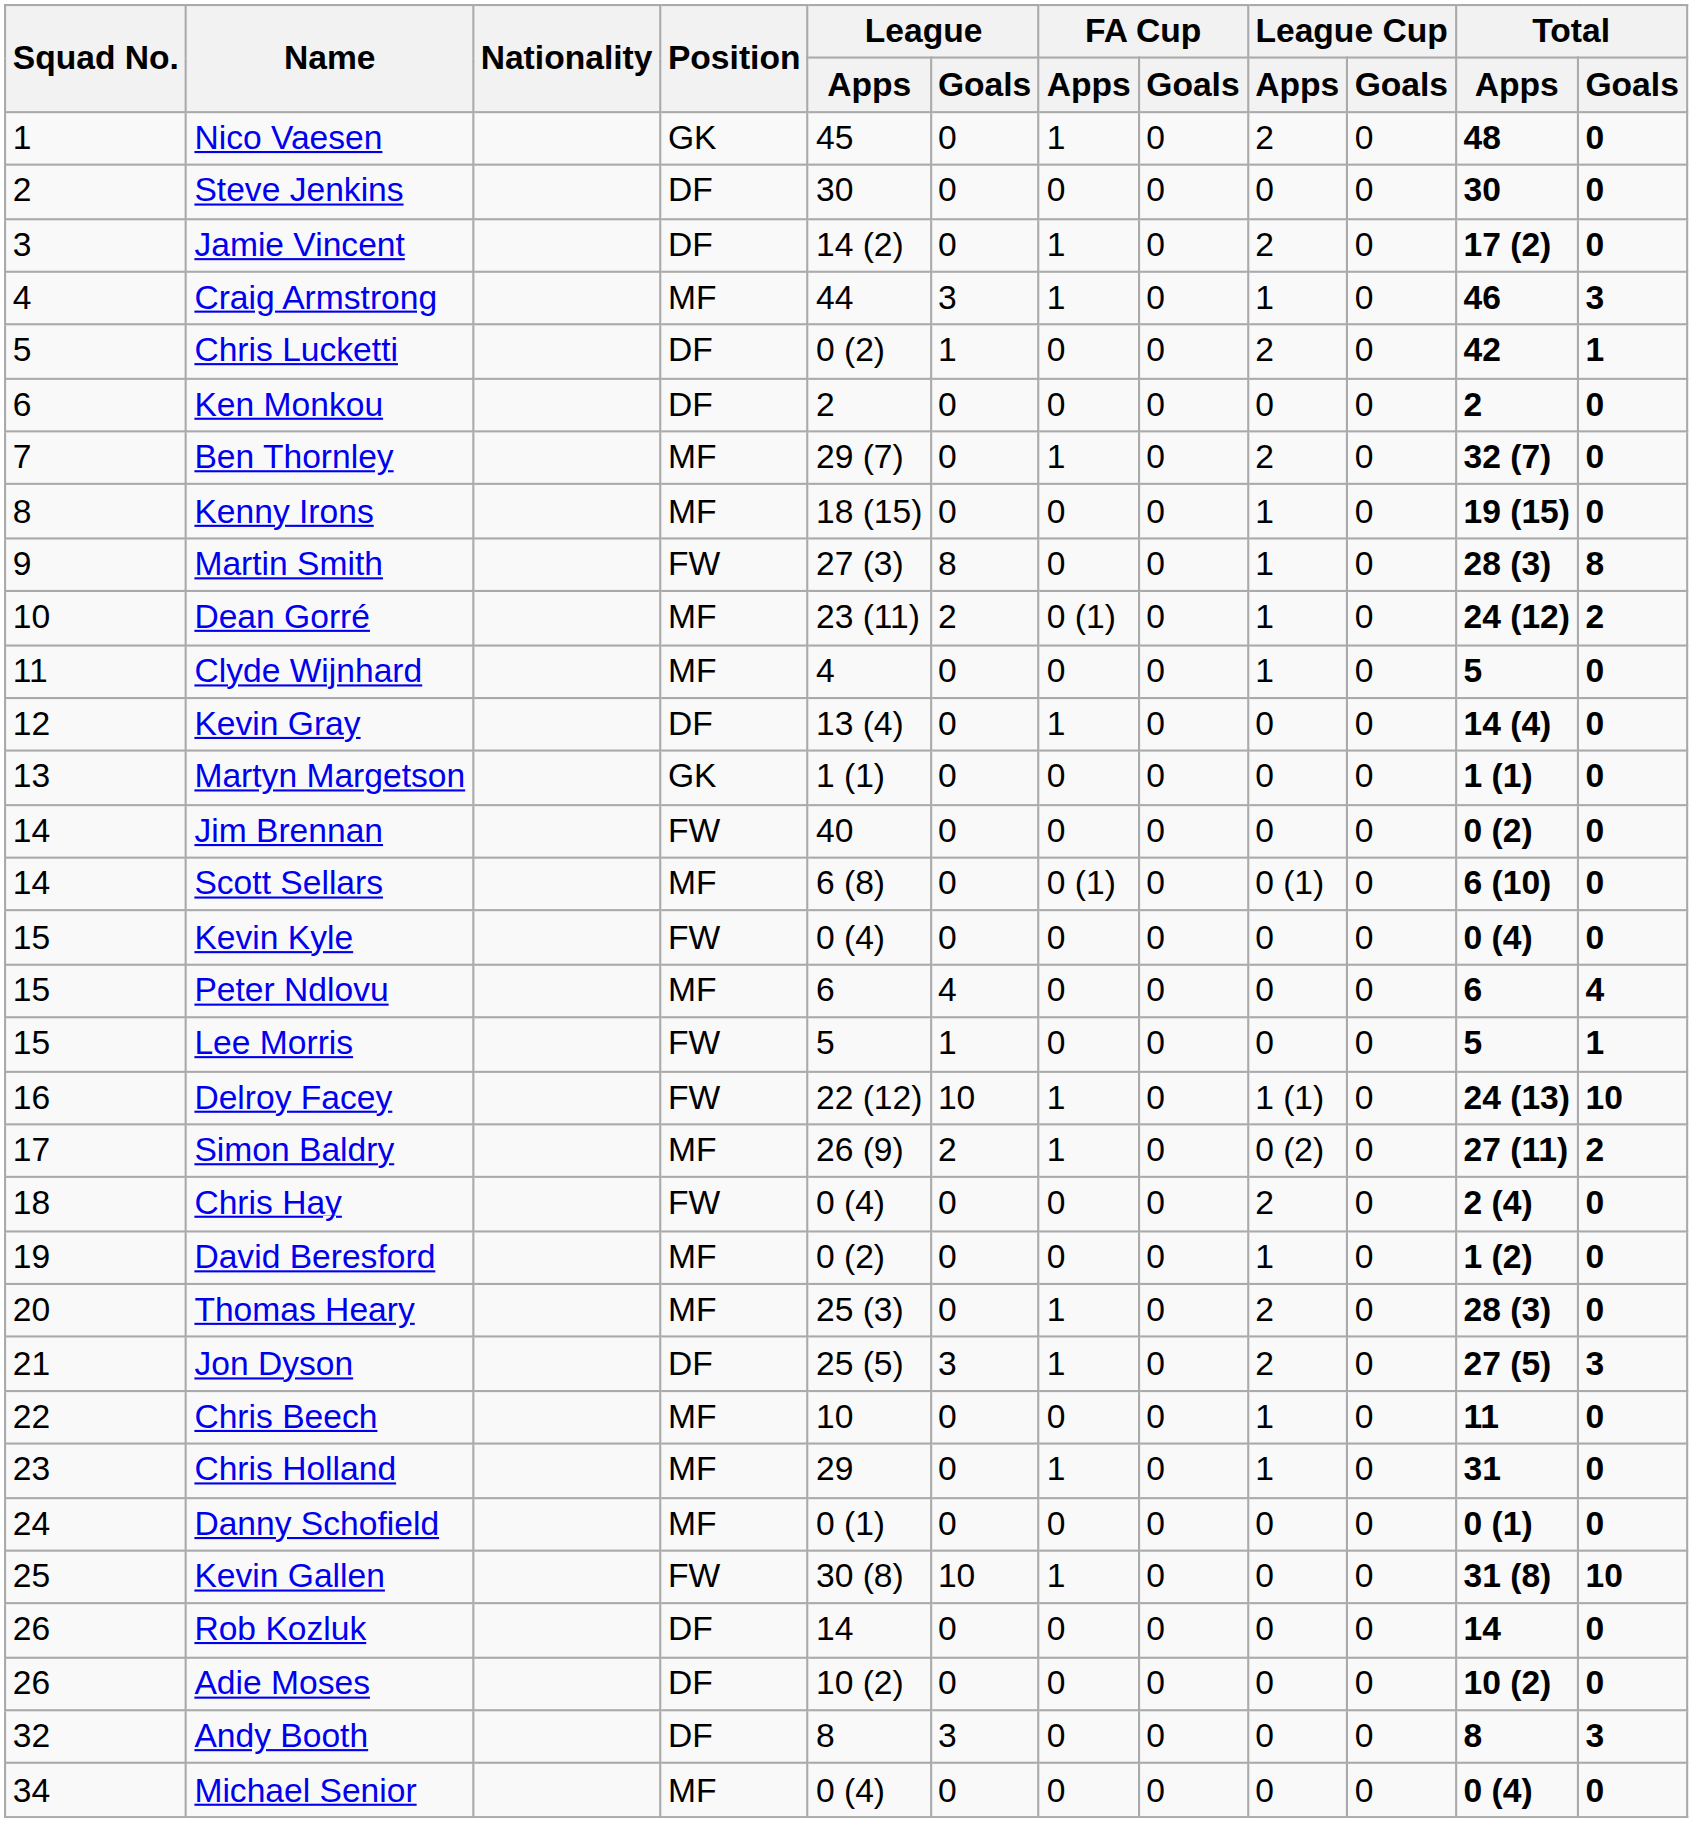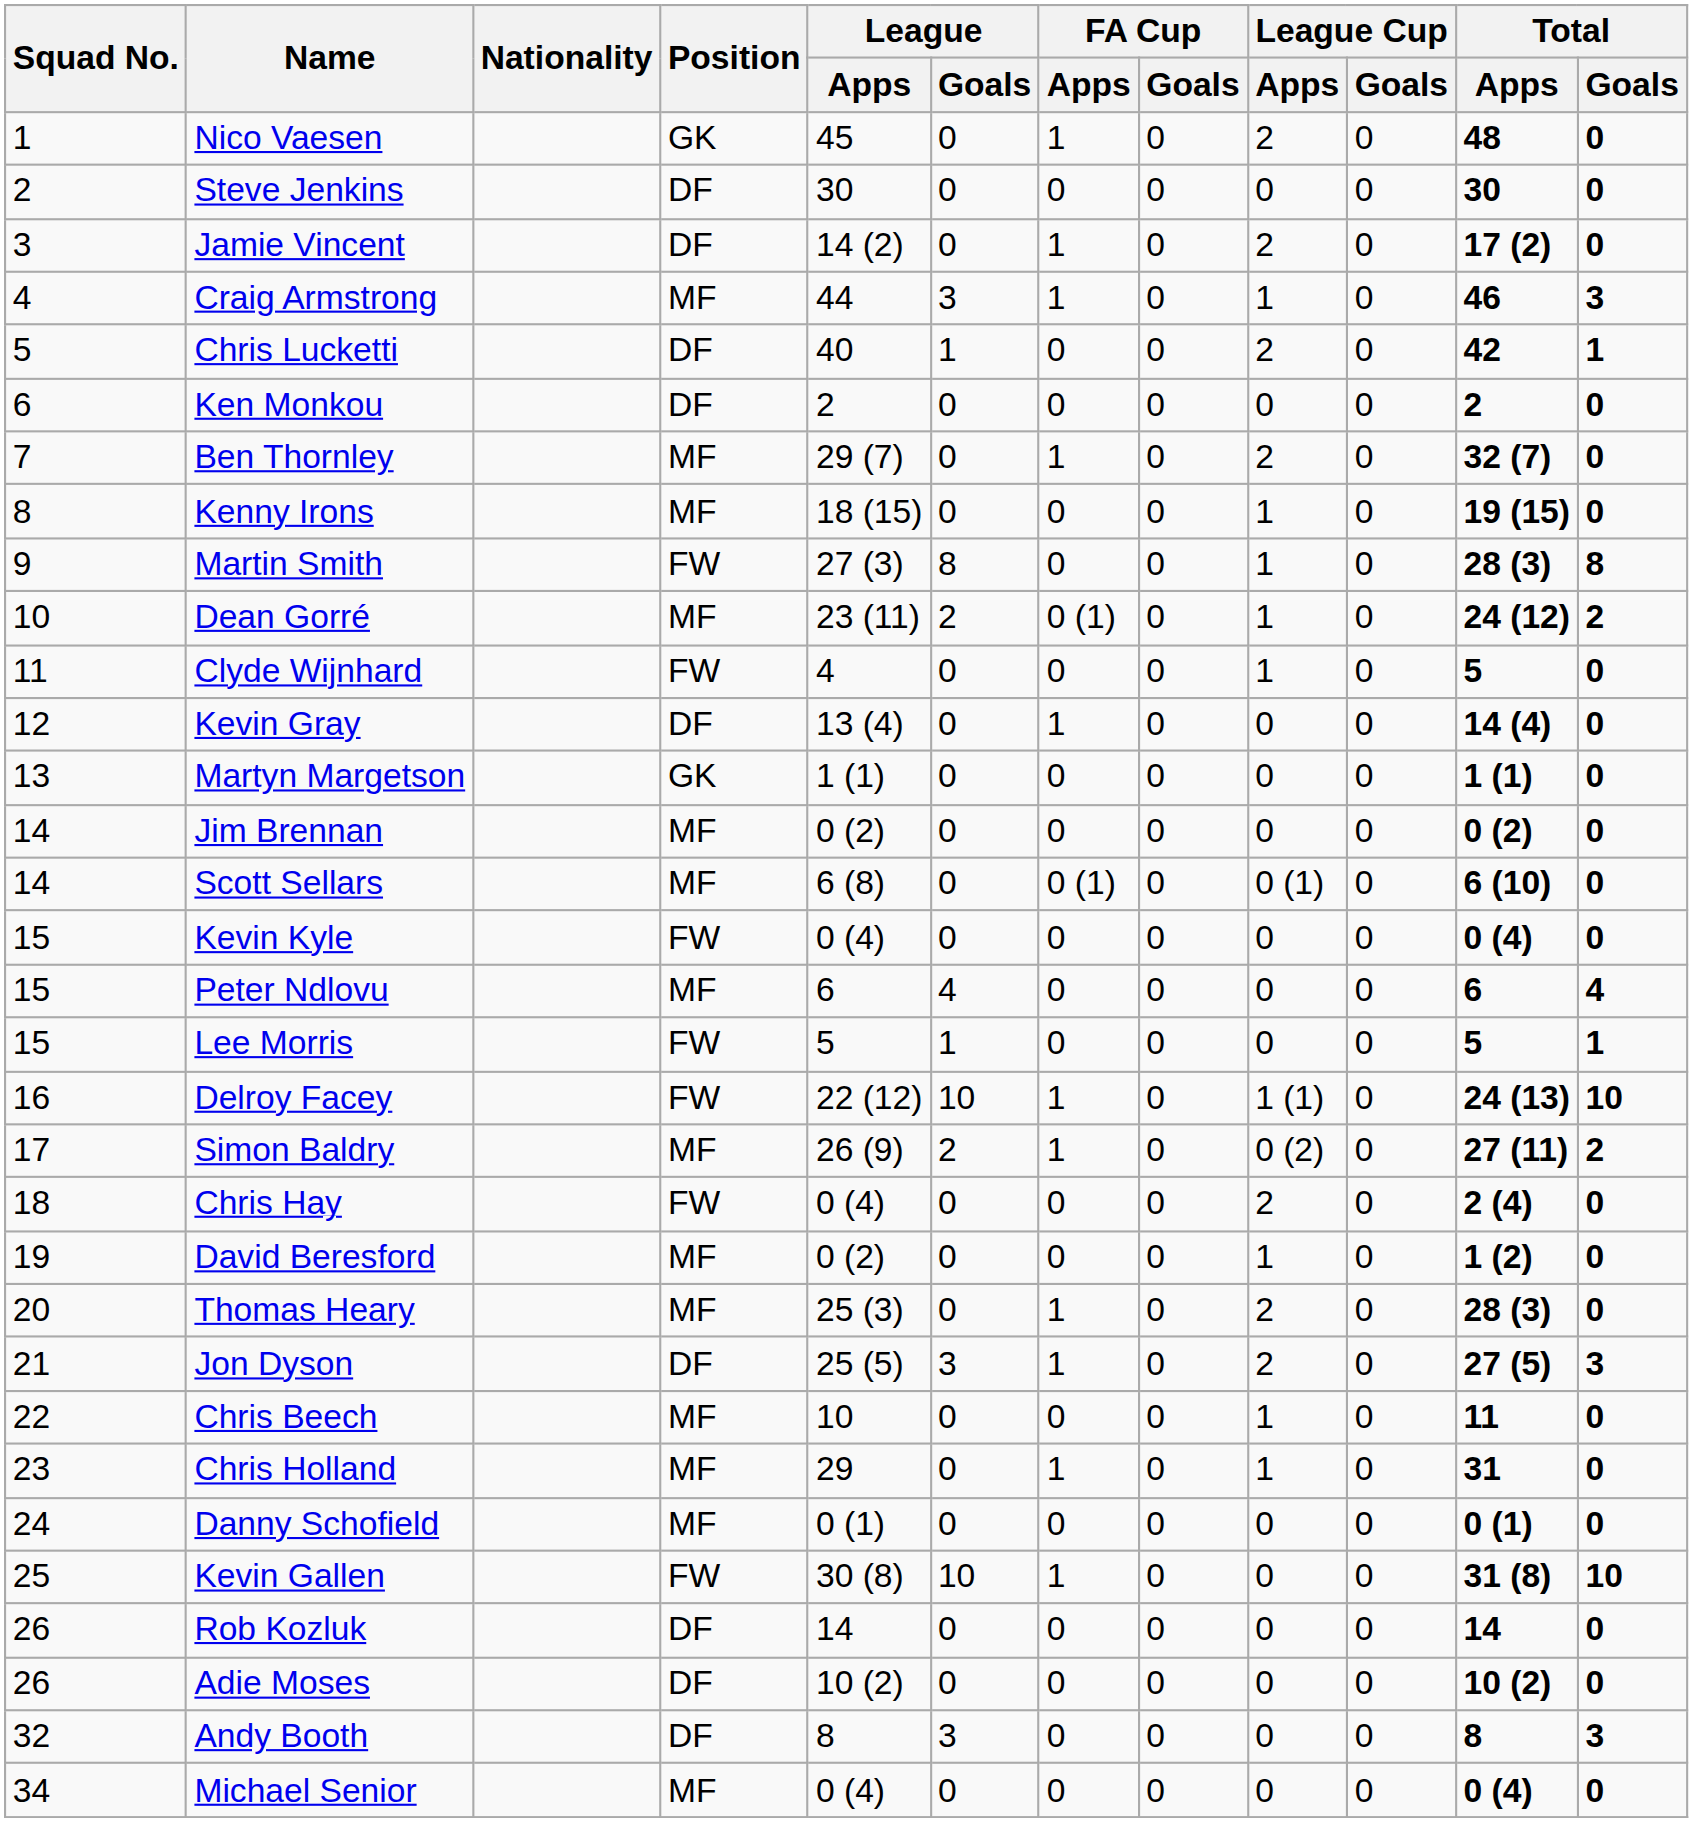(850, 350) 0 (2) -> (835, 350) 40
(692, 670) MF -> (694, 670) FW
(694, 830) FW -> (692, 830) MF
(835, 830) 40 -> (850, 830) 0 (2)
